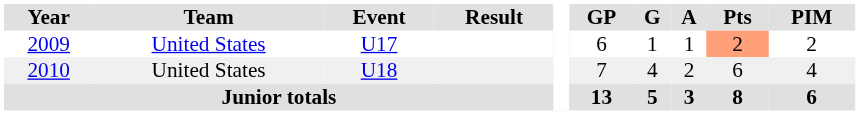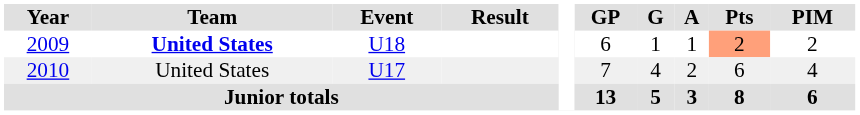(209, 43) normal -> (212, 43) bold
(379, 43) U17 -> (387, 43) U18
(379, 70) U18 -> (387, 70) U17
